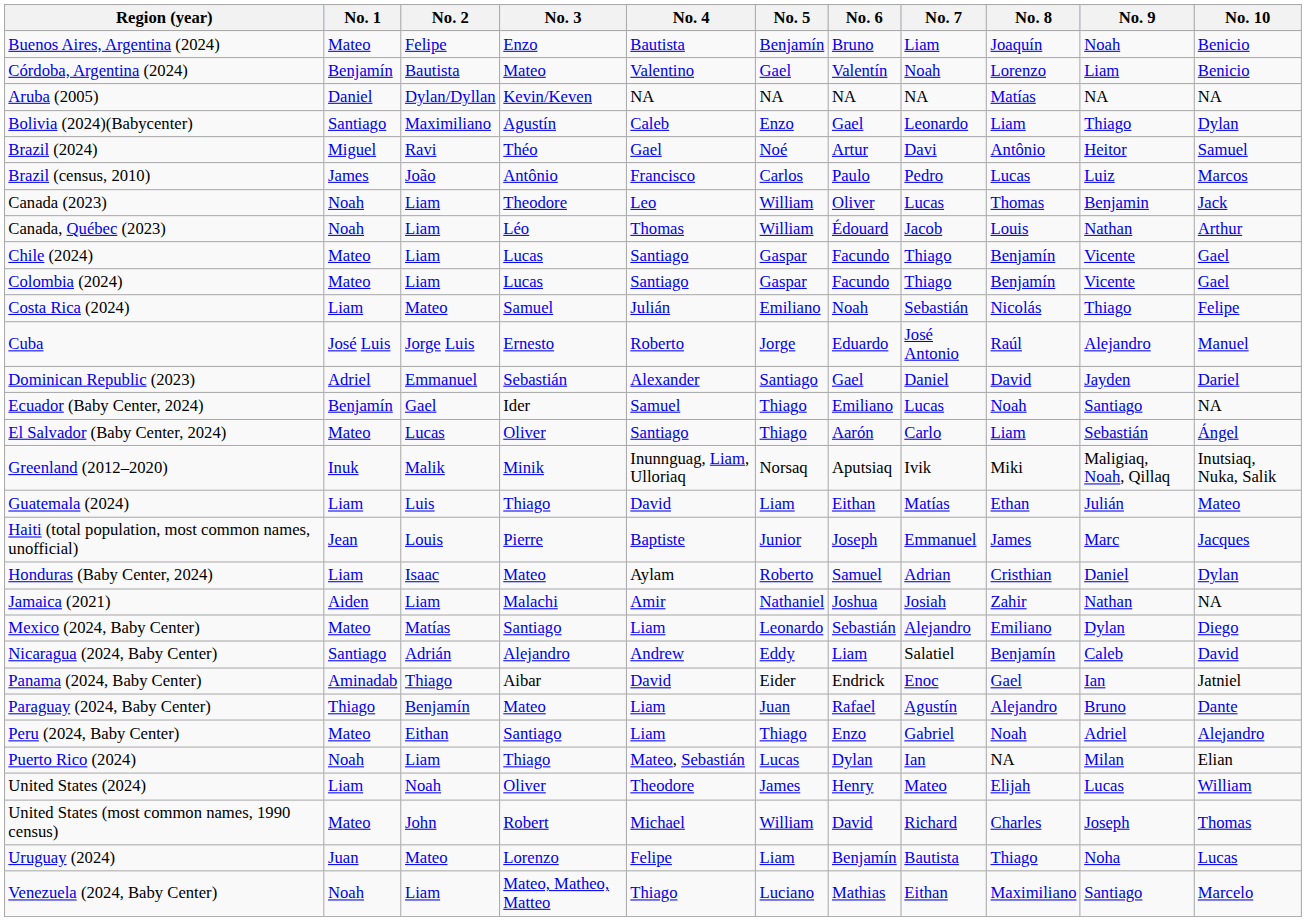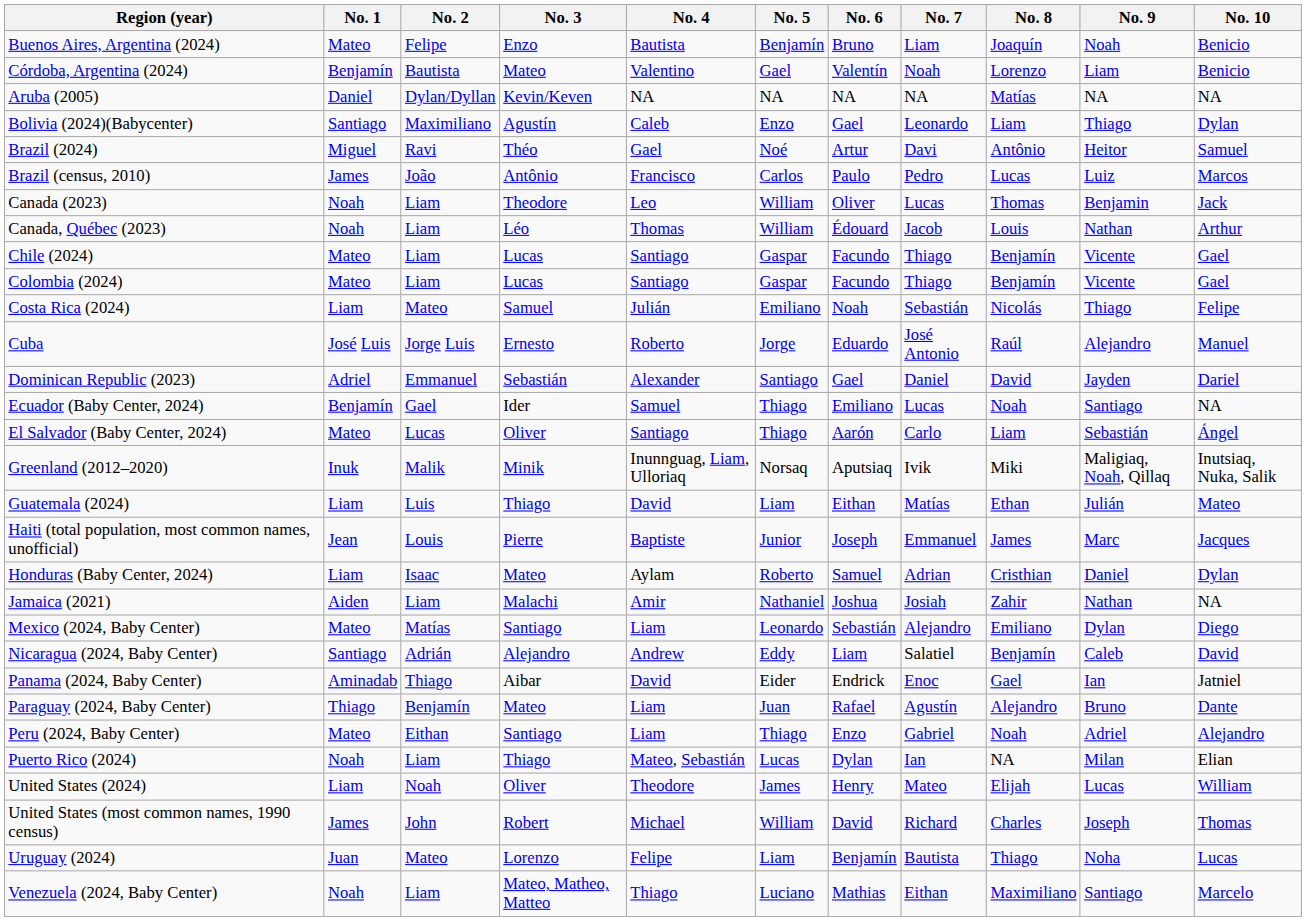(349, 822) Mateo -> (348, 822) James
